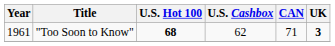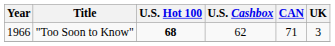(19, 32) 1961 -> (19, 32) 1966
(318, 32) bold -> (318, 32) normal
